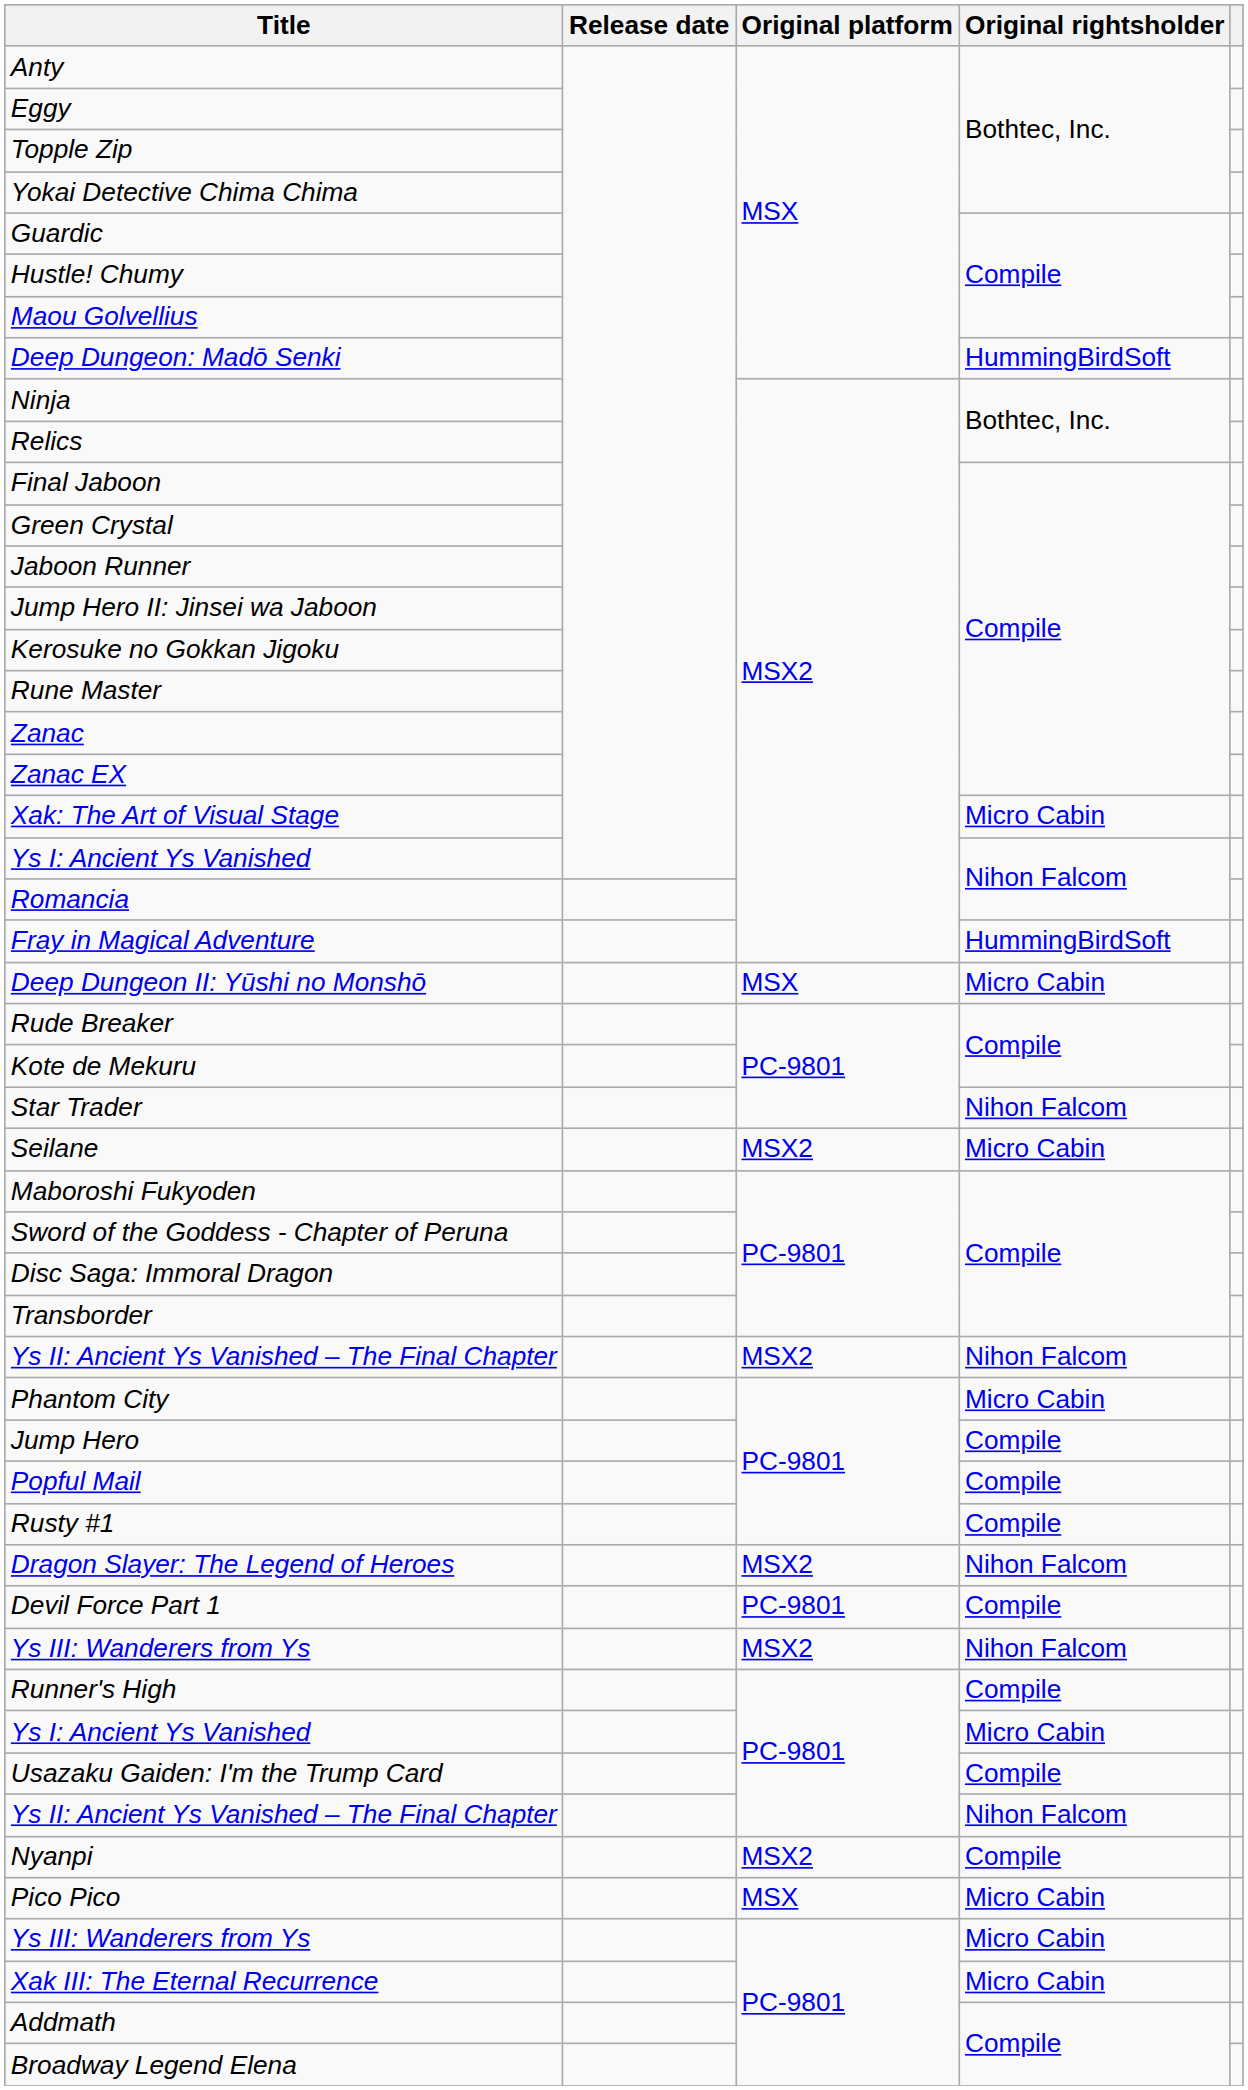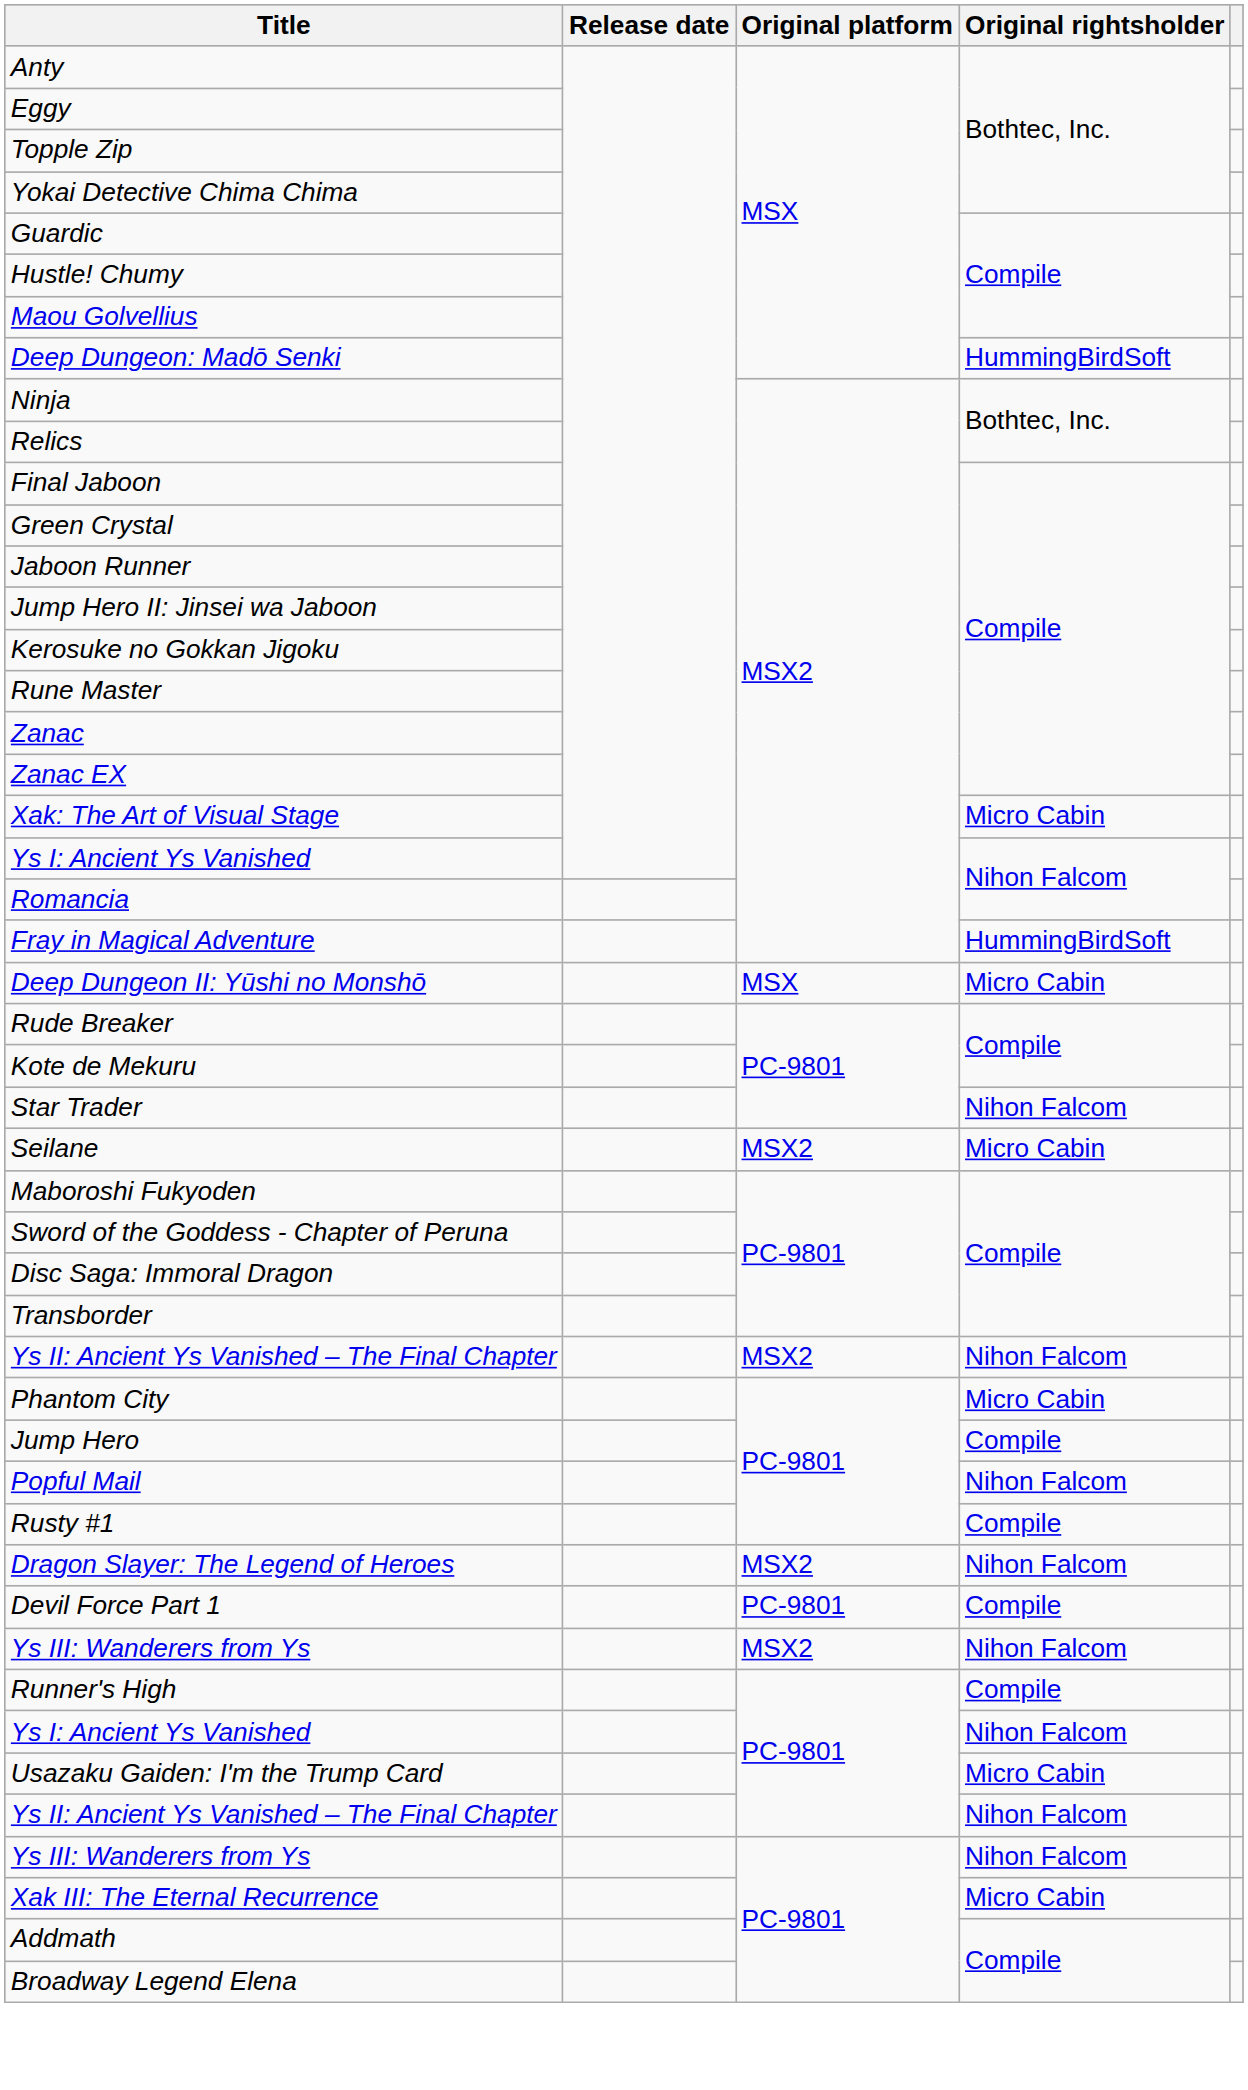(1013, 1481) Compile -> (1046, 1481) Nihon Falcom
(1035, 1731) Micro Cabin -> (1046, 1731) Nihon Falcom
(1013, 1773) Compile -> (1035, 1773) Micro Cabin
- row: (52, 1856)
- row: (66, 1897)
(1035, 1939) Micro Cabin -> (1046, 1856) Nihon Falcom
